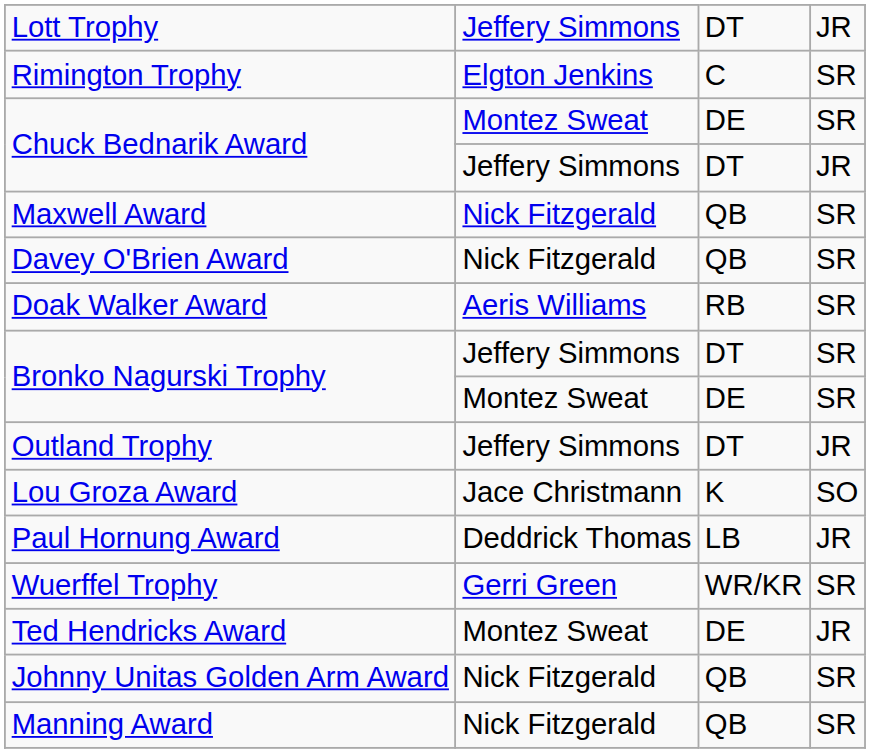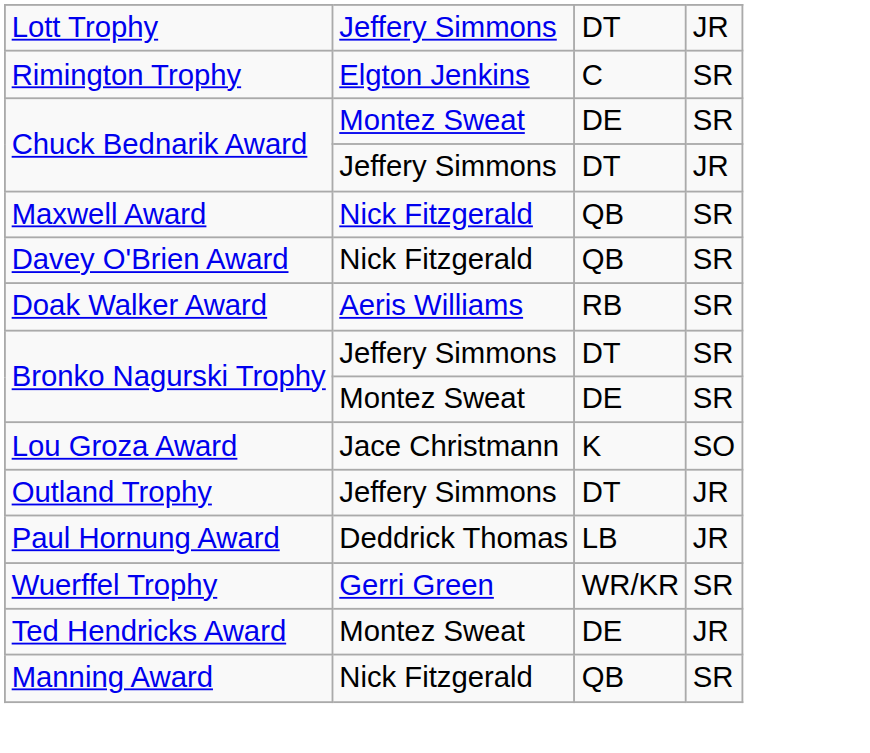rows swapped: (112, 445) <-> (125, 492)
- row: (230, 677)
